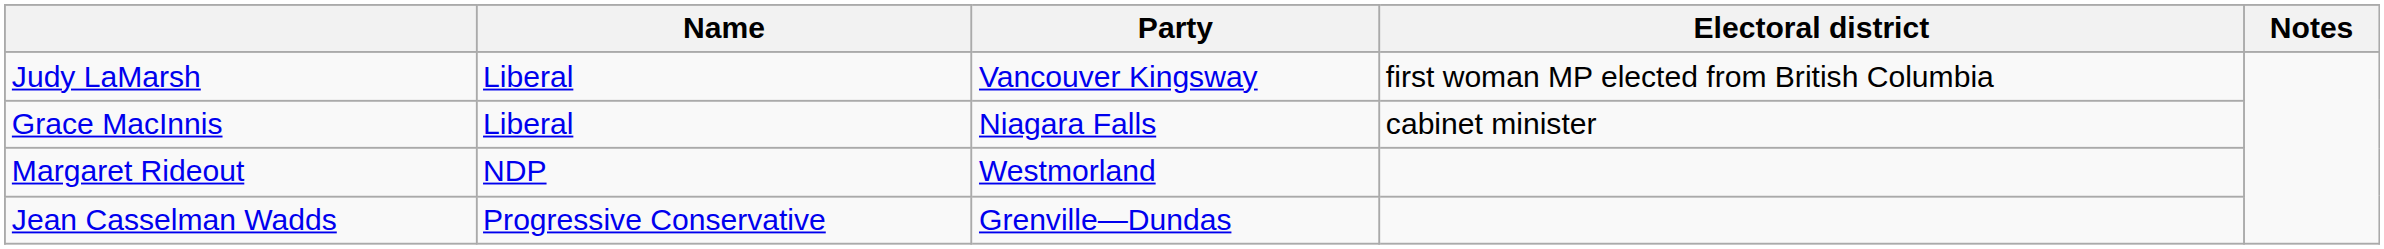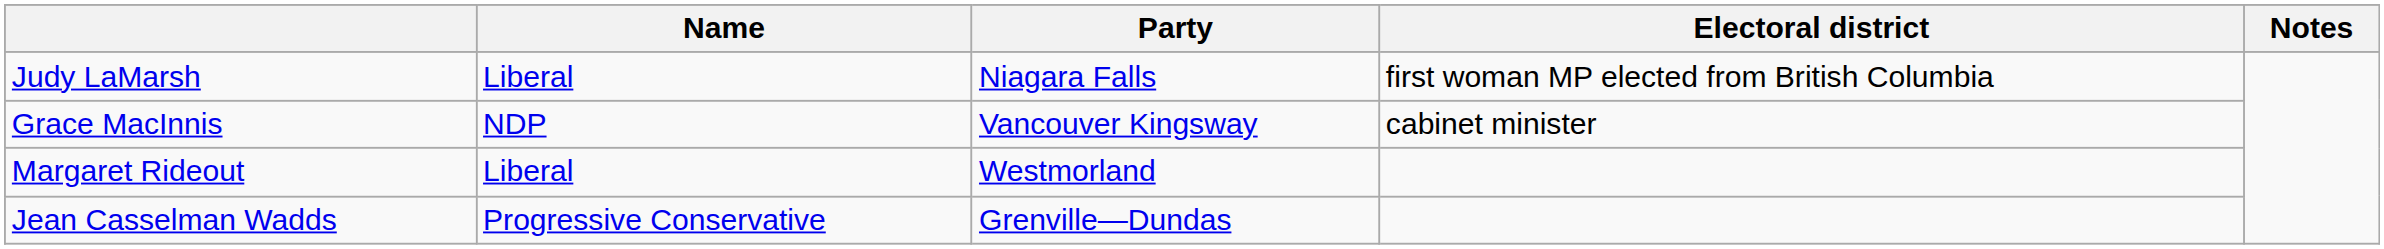(1118, 76) Vancouver Kingsway -> (1068, 76) Niagara Falls
(528, 123) Liberal -> (515, 123) NDP
(1068, 123) Niagara Falls -> (1118, 123) Vancouver Kingsway
(515, 171) NDP -> (528, 171) Liberal
